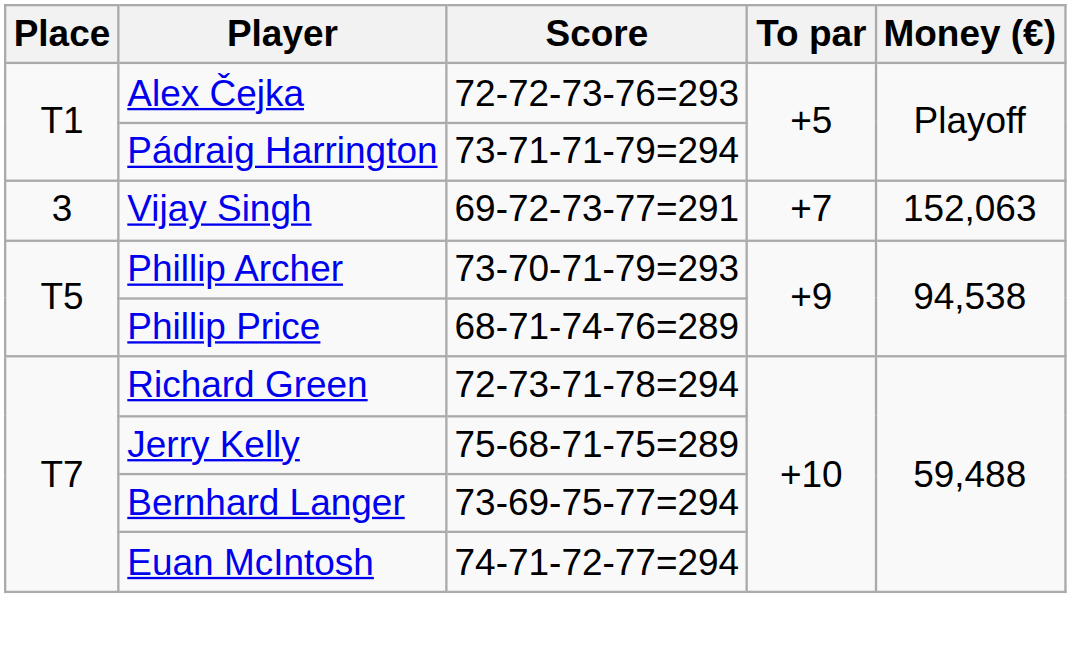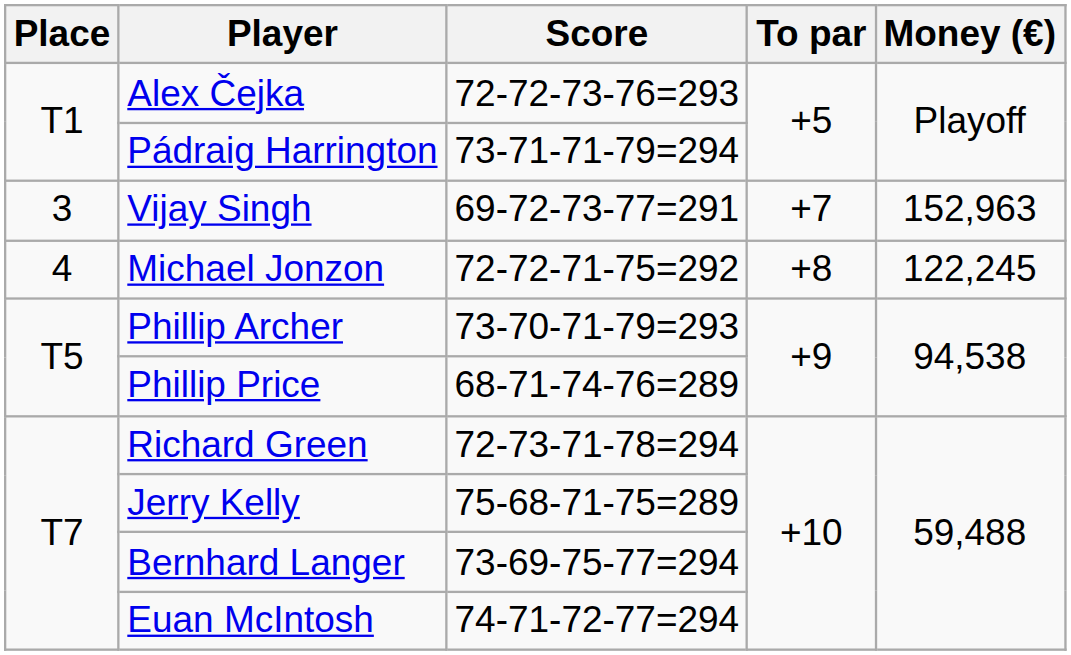(970, 209) 152,063 -> (970, 209) 152,963
+ row: (256, 268)
